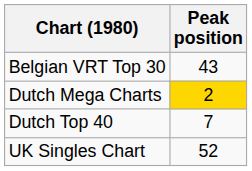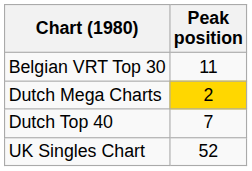(208, 66) 43 -> (208, 66) 11
